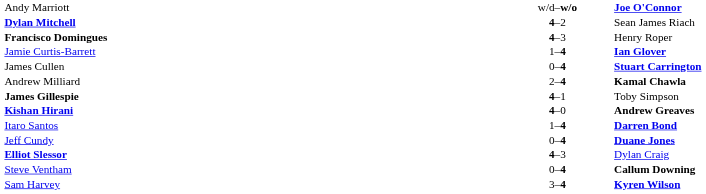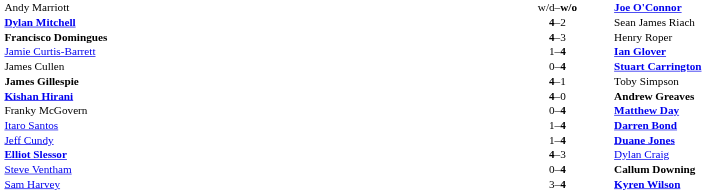- row: (42, 81)
+ row: (46, 110)
(557, 140) 0–4 -> (557, 140) 1–4
